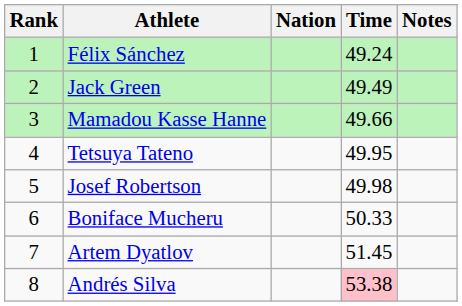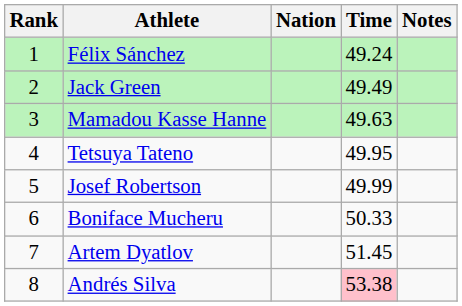(369, 119) 49.66 -> (369, 119) 49.63
(369, 185) 49.98 -> (369, 185) 49.99
